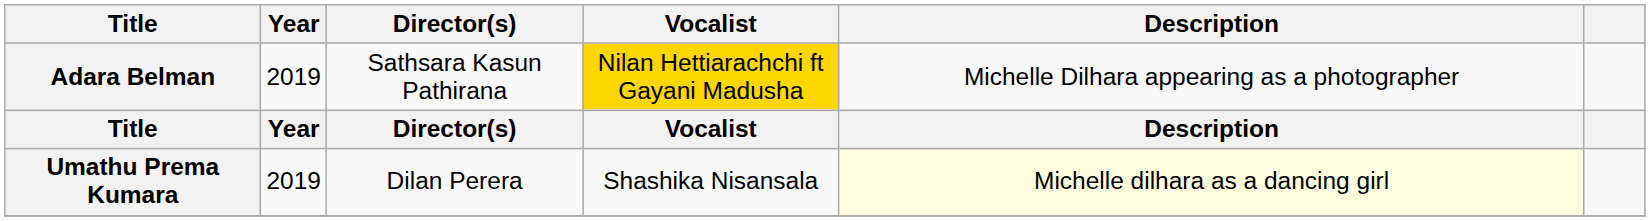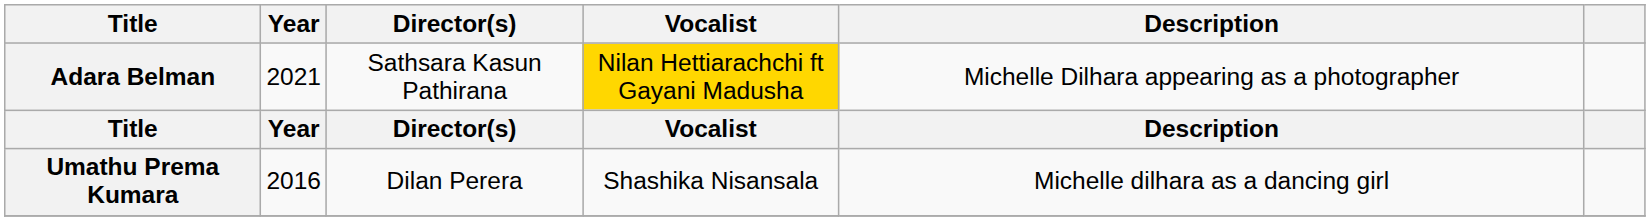(294, 76) 2019 -> (294, 76) 2021
(294, 181) 2019 -> (294, 181) 2016
(1212, 181) lightyellow background -> (1212, 181) no background
